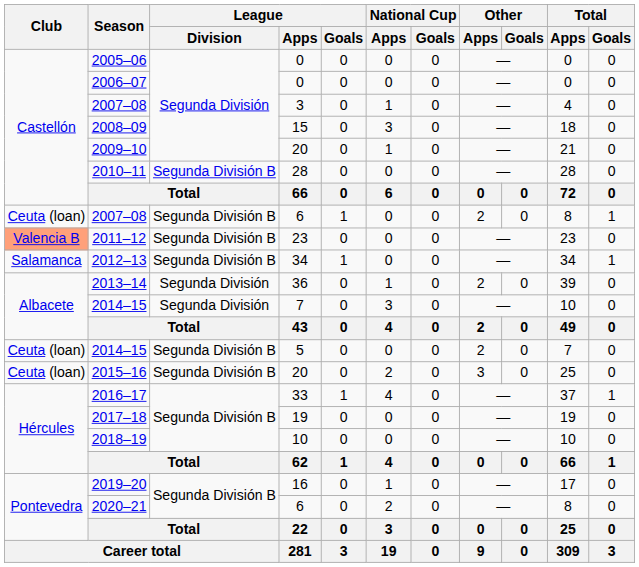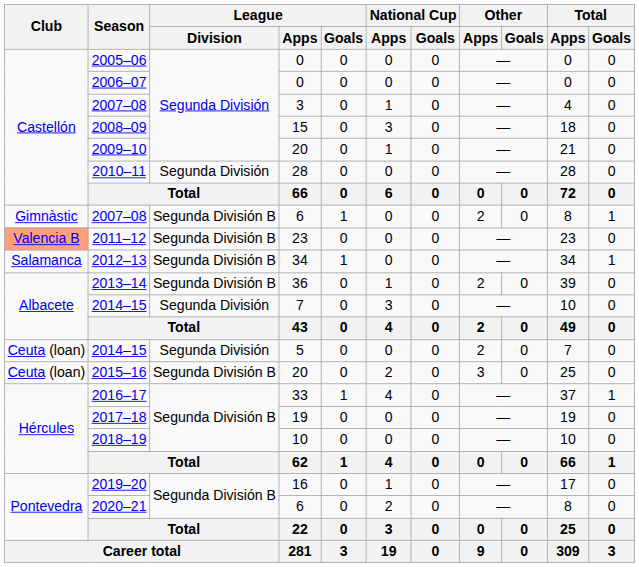(214, 171) Segunda División B -> (214, 171) Segunda División
(46, 216) Ceuta (loan) -> (46, 216) Gimnàstic
(214, 283) Segunda División -> (214, 283) Segunda División B
(214, 350) Segunda División B -> (214, 350) Segunda División
